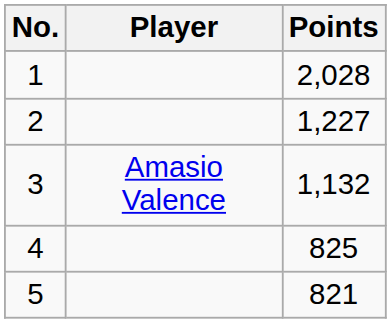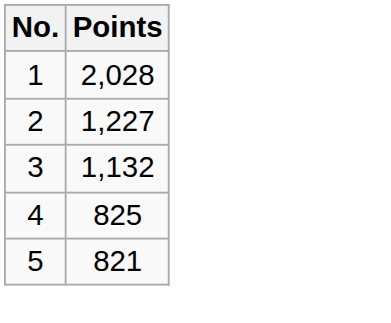- column: (174, 27)
